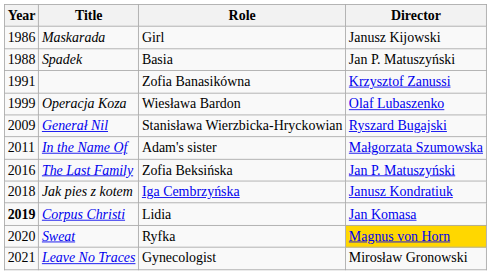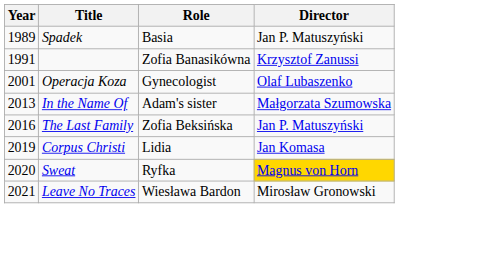- row: (74, 37)
(22, 59) 1988 -> (22, 37) 1989
(22, 103) 1999 -> (22, 81) 2001
(191, 103) Wiesława Bardon -> (179, 81) Gynecologist
- row: (75, 125)
(21, 147) 2011 -> (22, 103) 2013
- row: (87, 192)
(22, 214) bold -> (22, 147) normal
(179, 258) Gynecologist -> (191, 192) Wiesława Bardon
